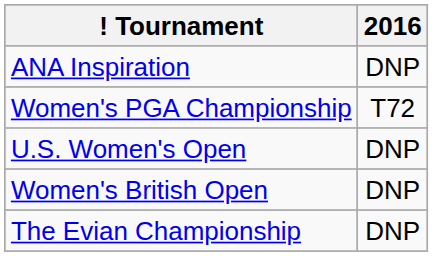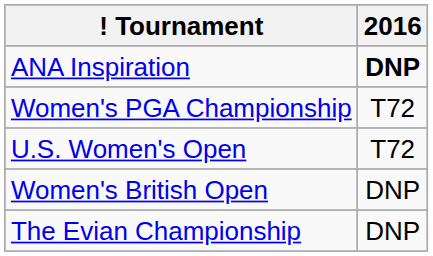(393, 67) normal -> (393, 67) bold
(393, 149) DNP -> (393, 149) T72
